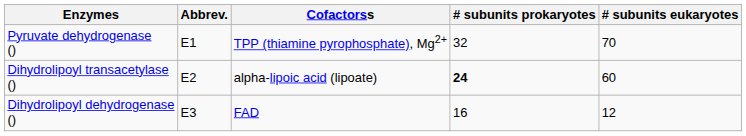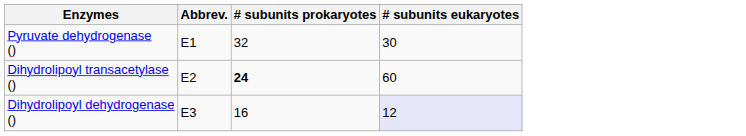- column: (340, 14)
(609, 42) 70 -> (390, 42) 30
(609, 112) no background -> (390, 112) lavender background
